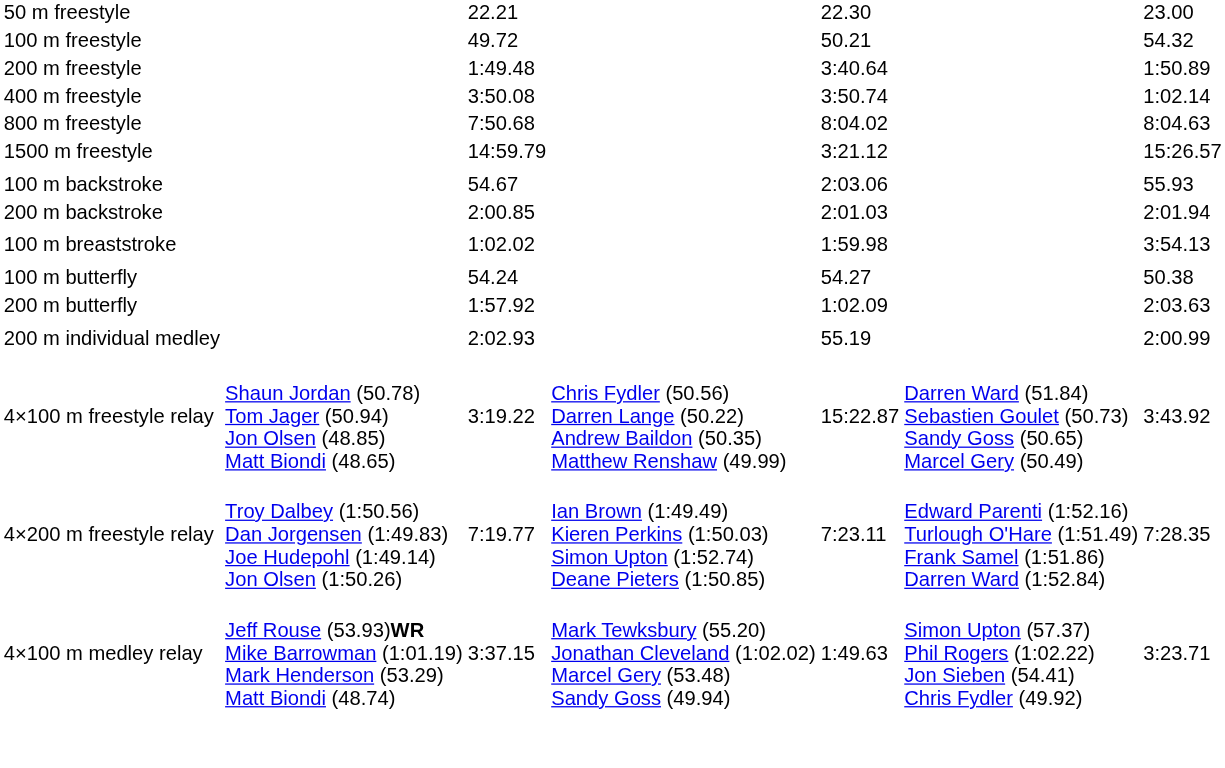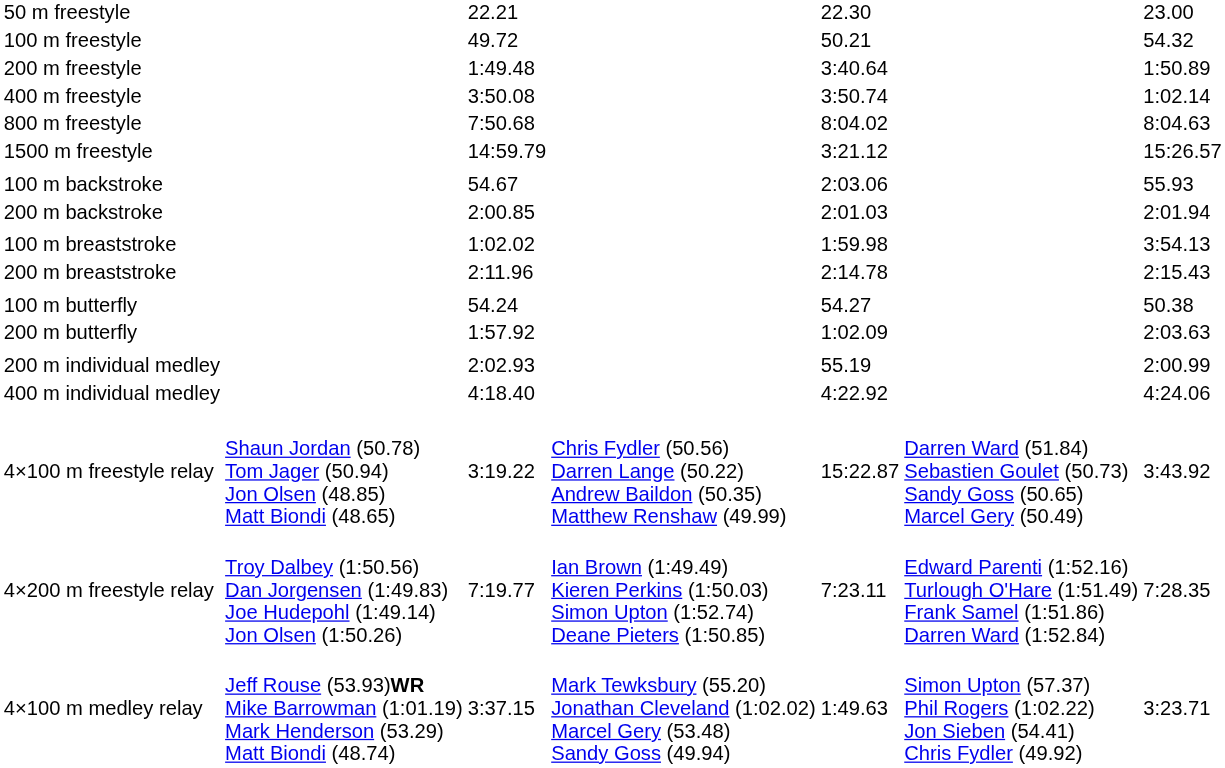+ row: (90, 272)
+ row: (112, 393)
